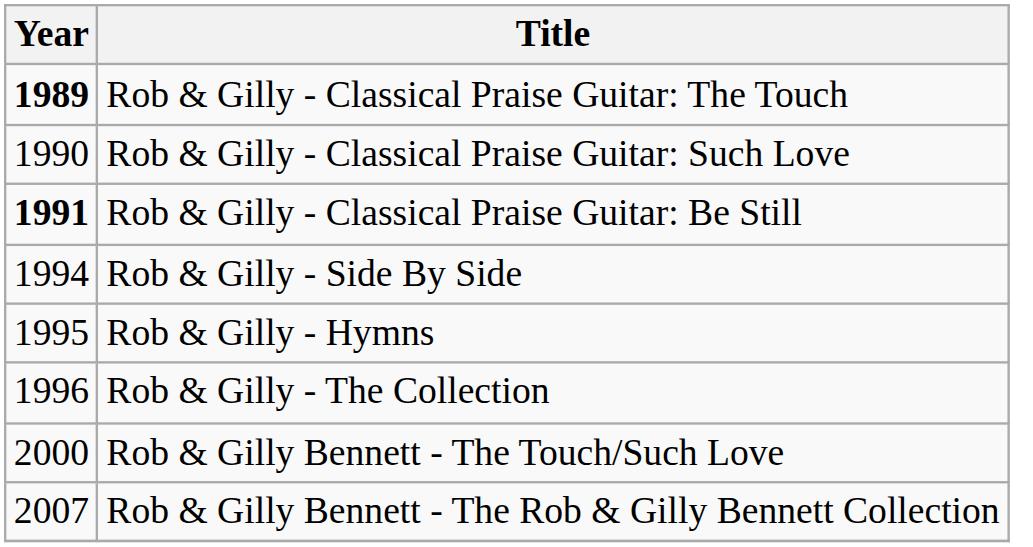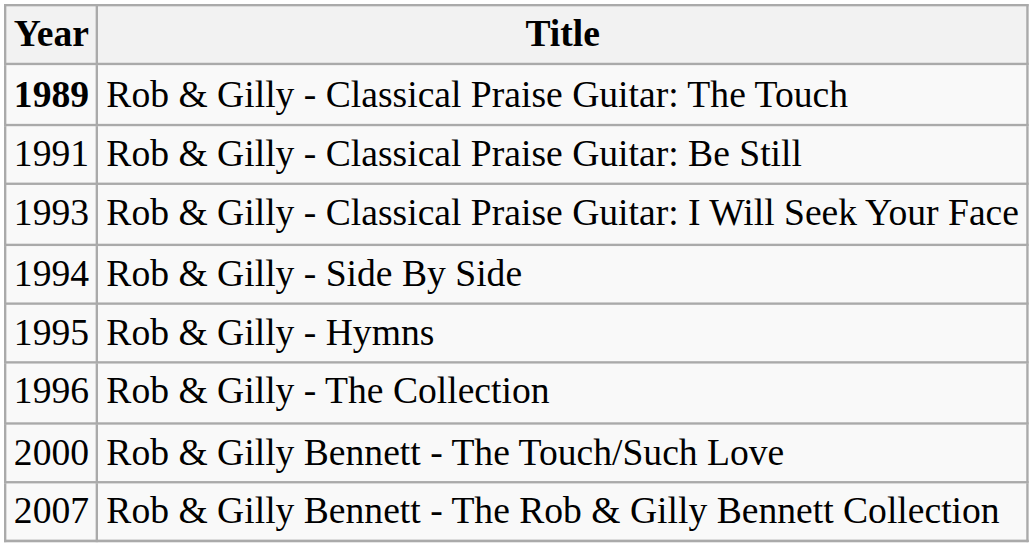- row: (478, 153)
(51, 213) bold -> (51, 153) normal
+ row: (563, 213)
